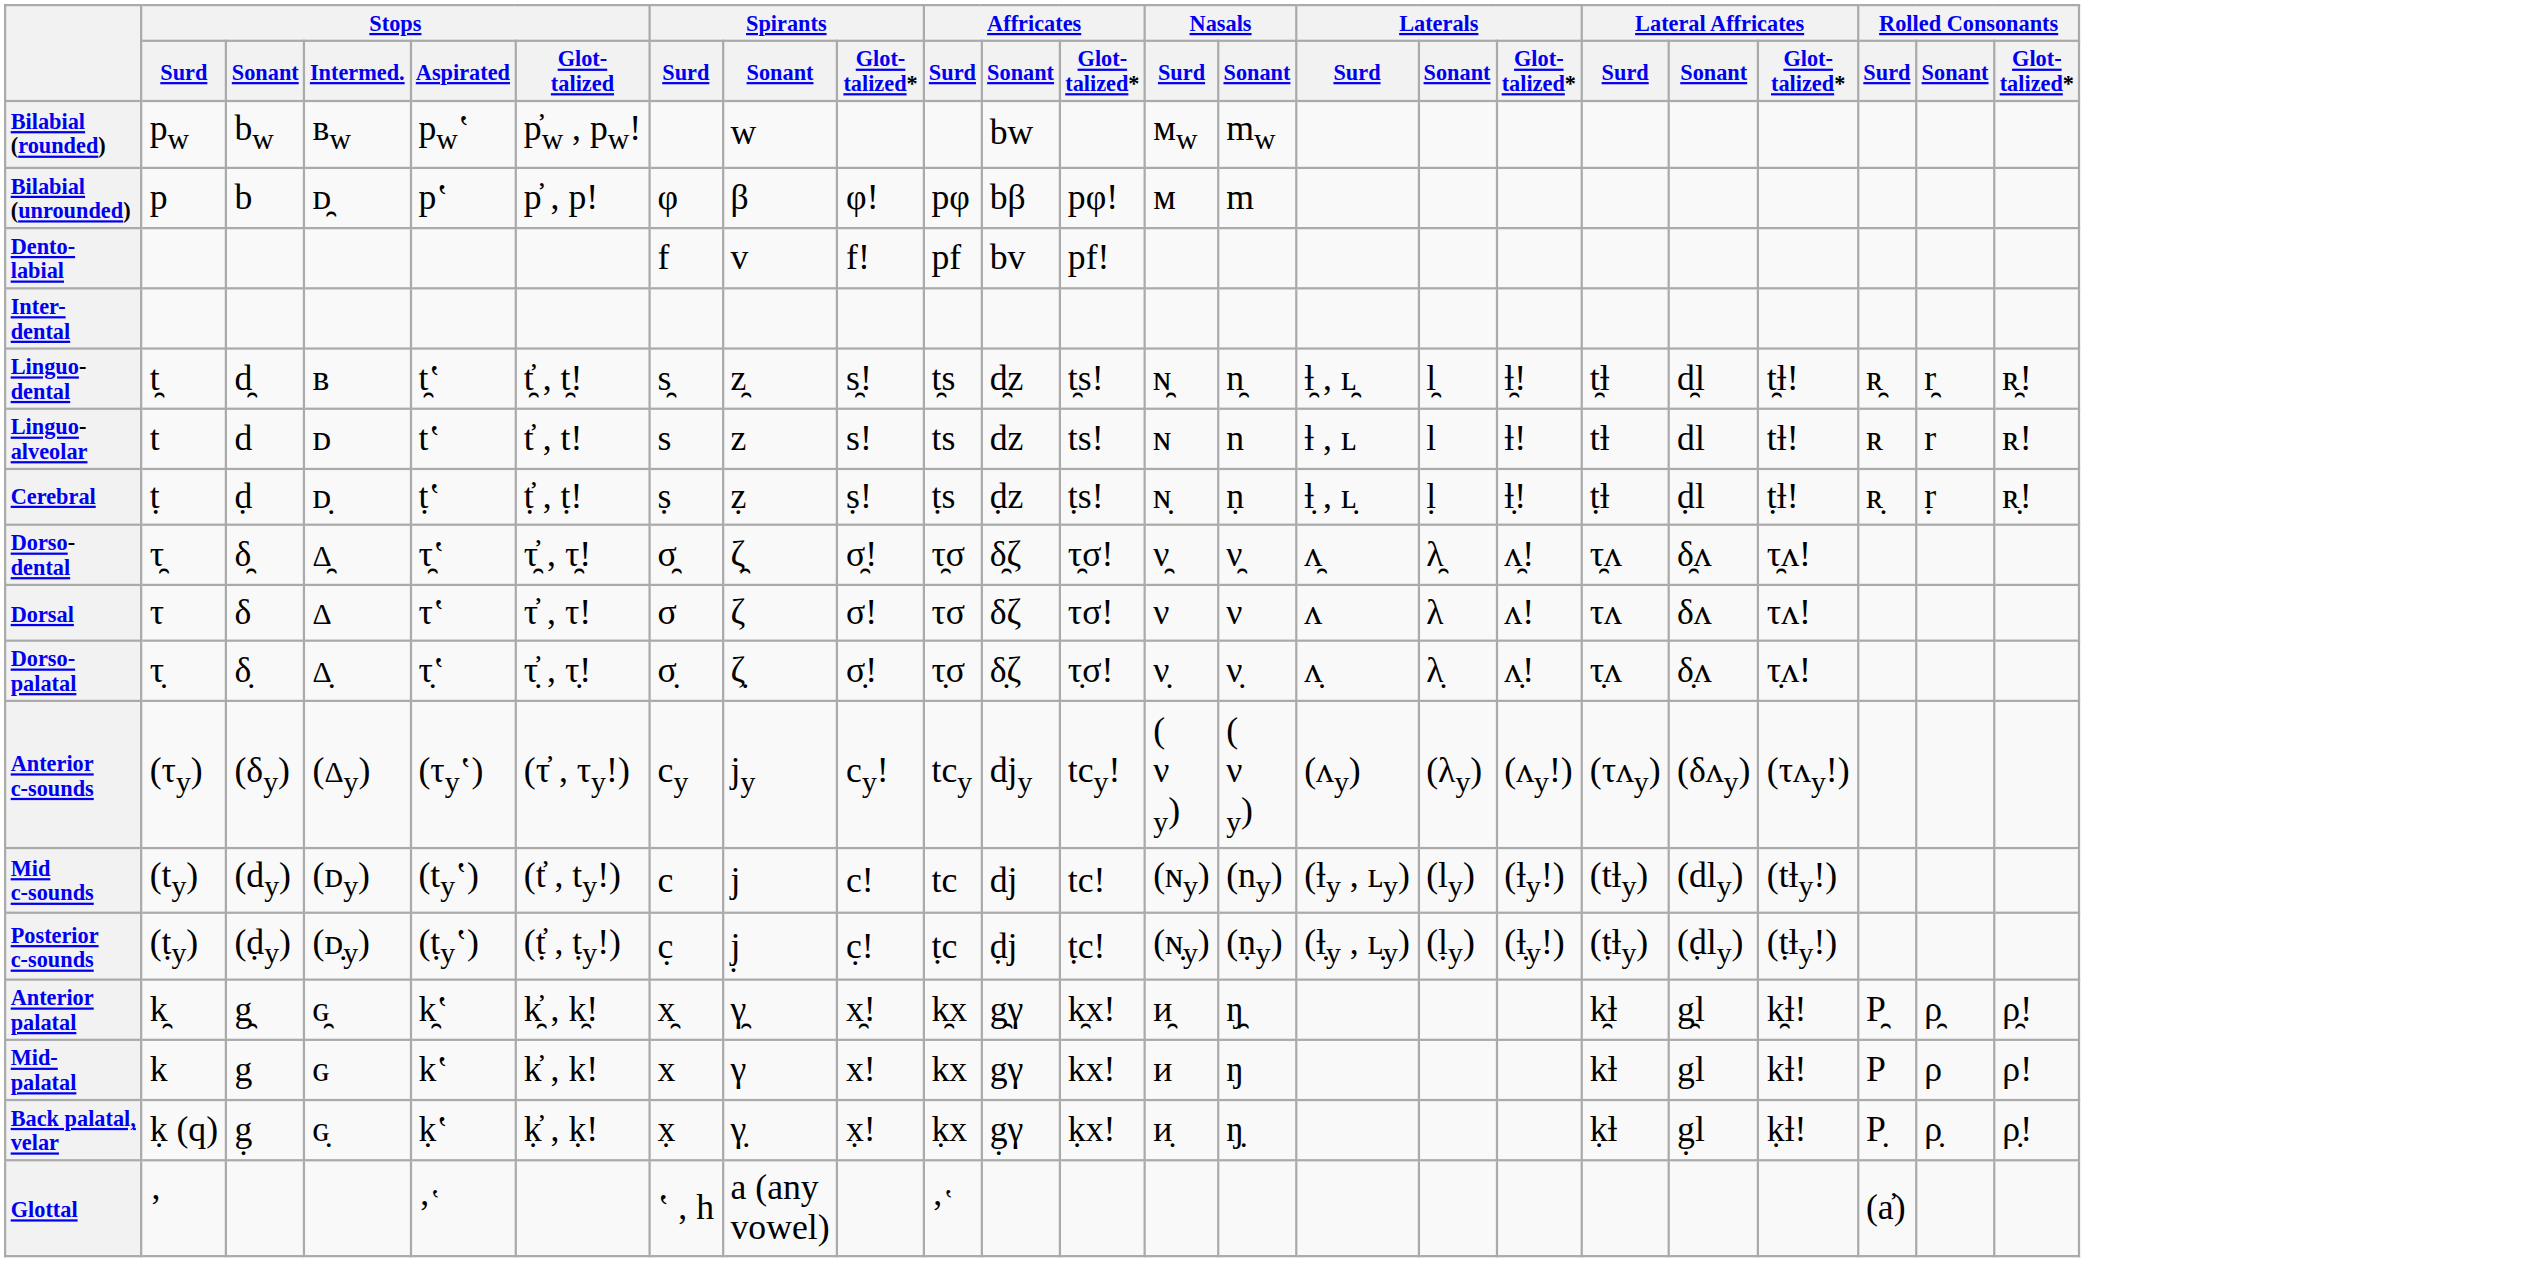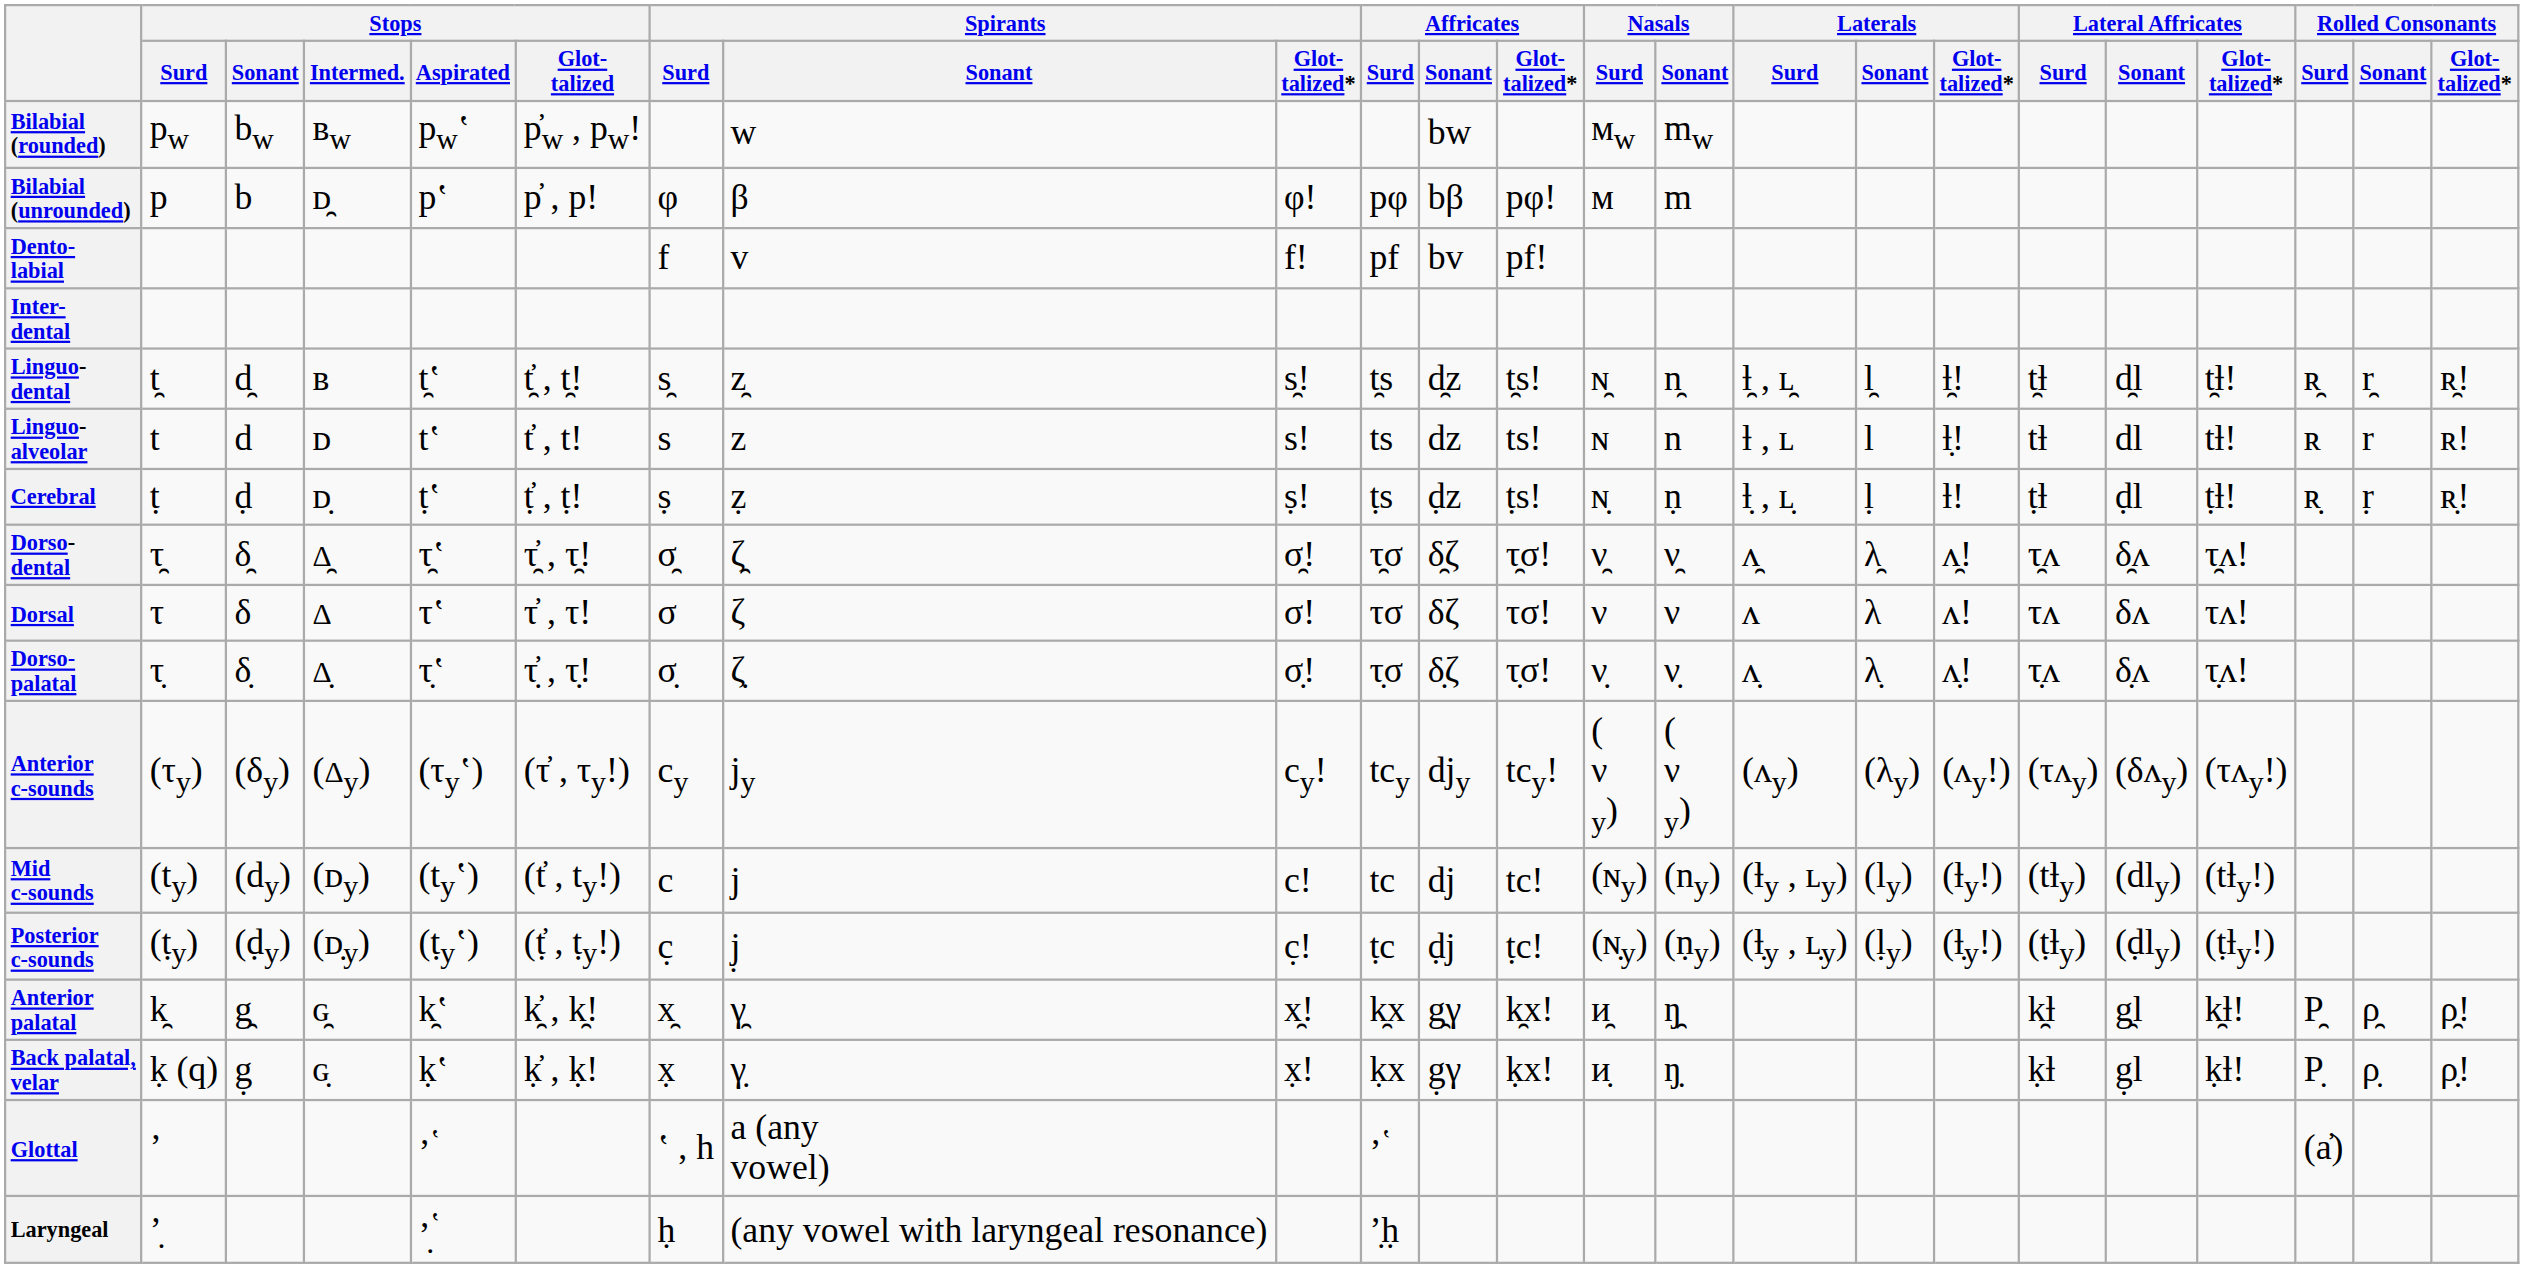(1515, 437) ƚǃ -> (1953, 437) ƚ̣ǃ
(1515, 495) ƚ̣ǃ -> (1953, 495) ƚǃ
- row: (44, 1070)
+ row: (60, 1230)
